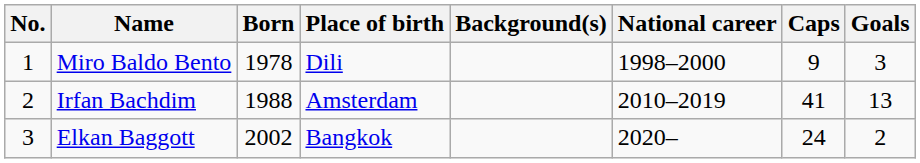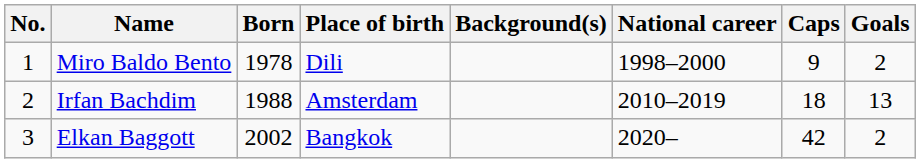(880, 61) 3 -> (880, 61) 2
(814, 99) 41 -> (814, 99) 18
(814, 137) 24 -> (814, 137) 42
